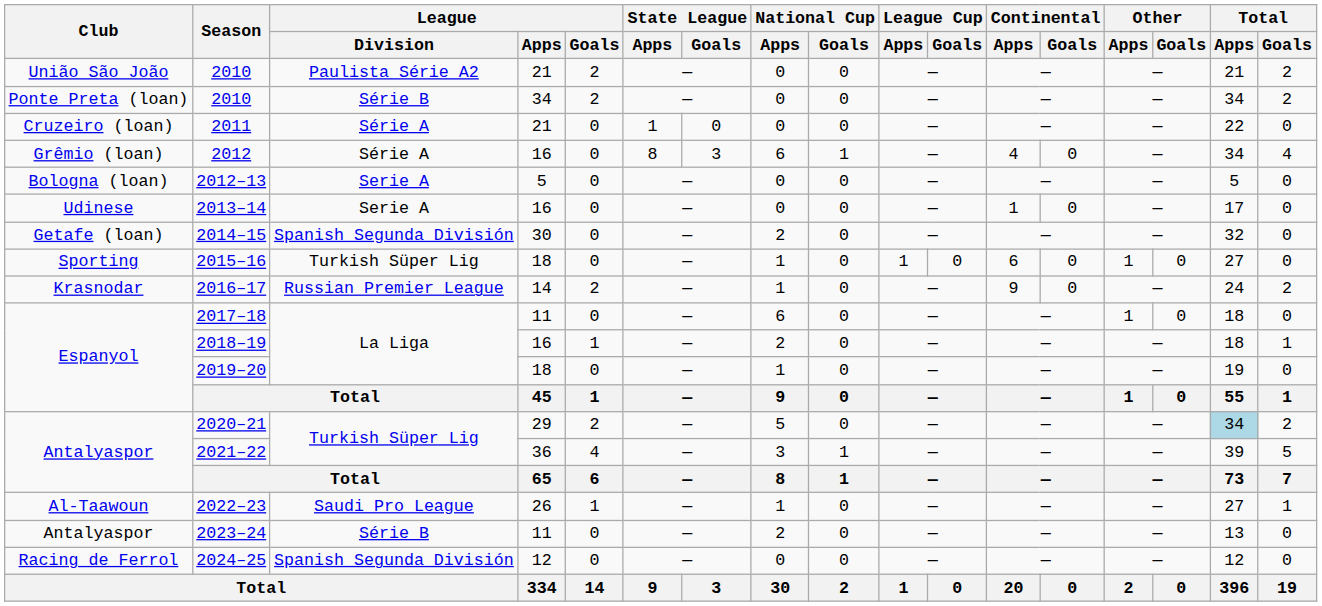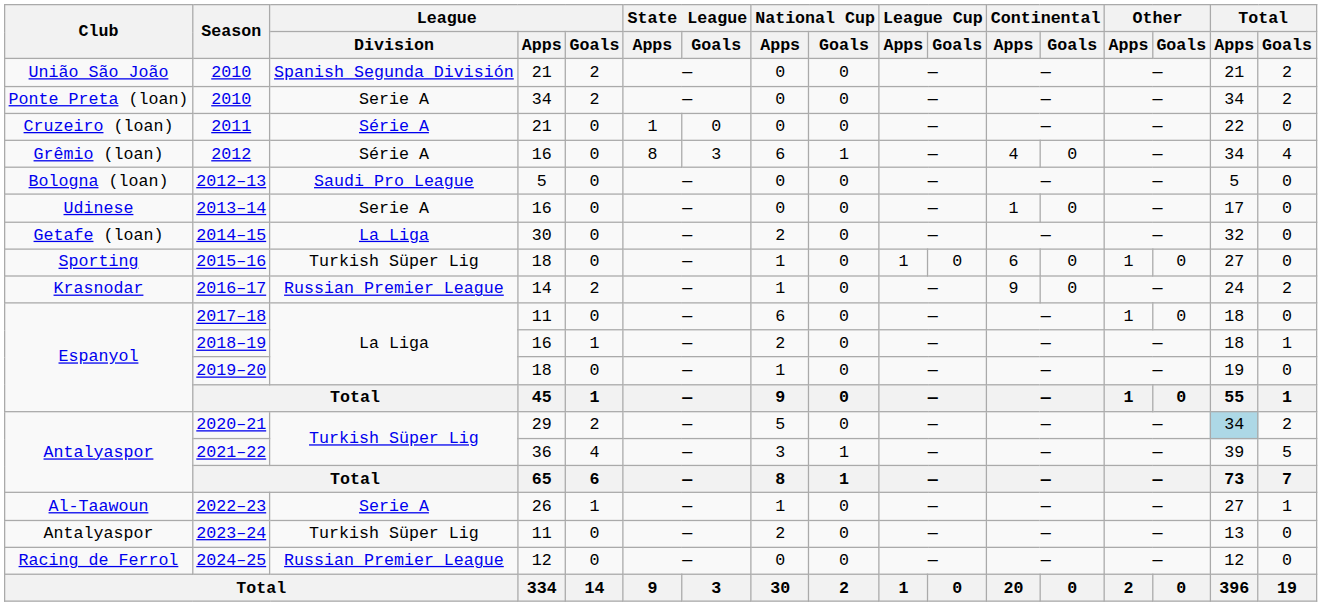(394, 72) Paulista Série A2 -> (394, 72) Spanish Segunda División
(394, 100) Série B -> (394, 100) Serie A
(394, 181) Serie A -> (394, 181) Saudi Pro League
(394, 235) Spanish Segunda División -> (394, 235) La Liga
(394, 506) Saudi Pro League -> (394, 506) Serie A
(394, 533) Série B -> (394, 533) Turkish Süper Lig
(394, 561) Spanish Segunda División -> (394, 561) Russian Premier League
